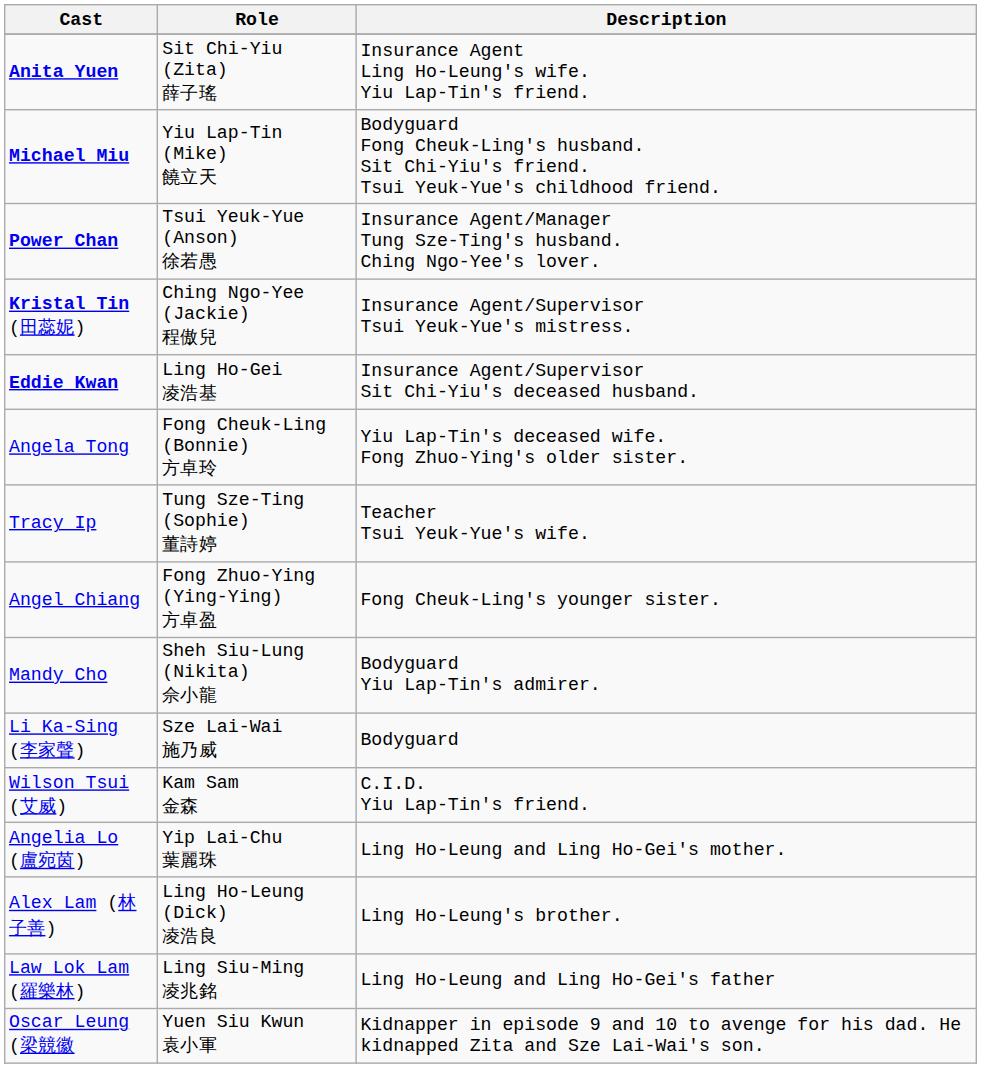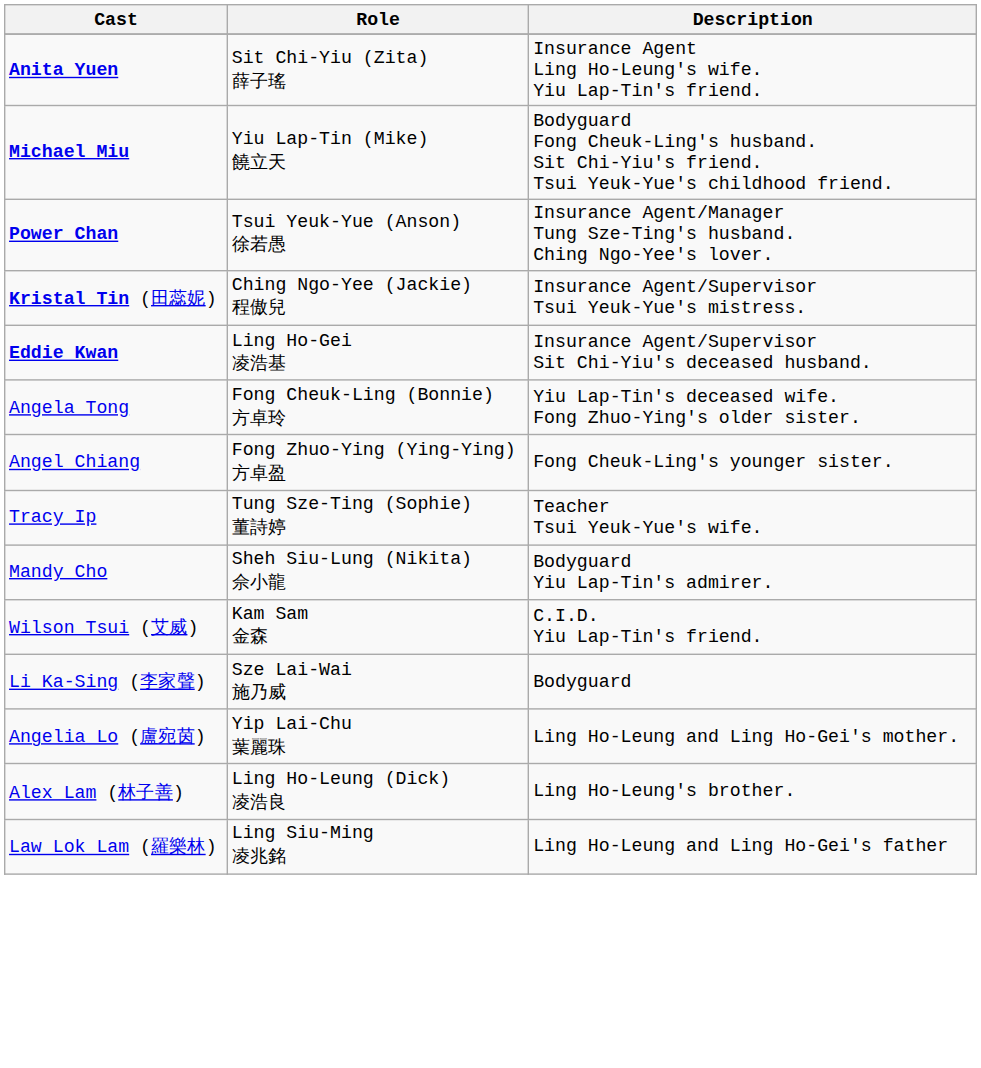rows swapped: (75, 599) <-> (53, 523)
rows swapped: (64, 740) <-> (69, 795)
- row: (69, 1035)
